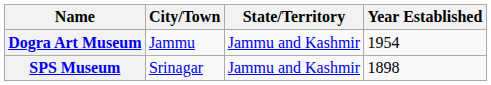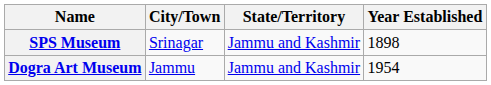rows swapped: (75, 42) <-> (75, 67)
